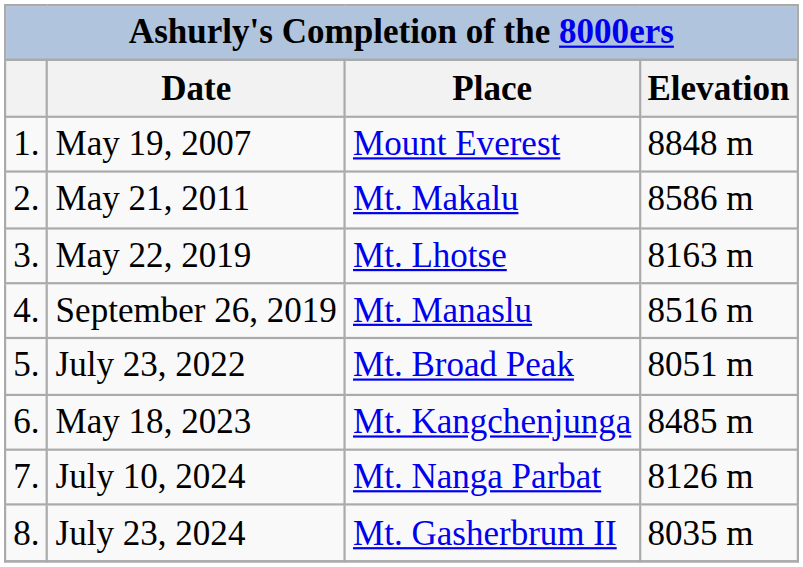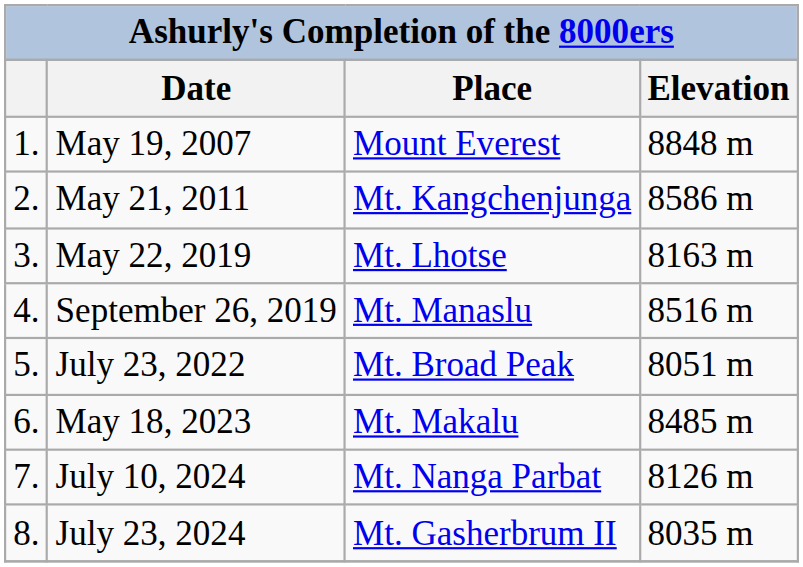(436, 198) Mt. Makalu -> (492, 198) Mt. Kangchenjunga
(492, 421) Mt. Kangchenjunga -> (436, 421) Mt. Makalu
